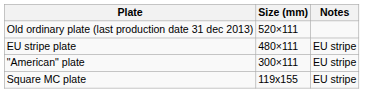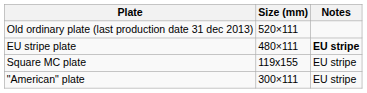(335, 46) normal -> (336, 46) bold
rows swapped: (46, 63) <-> (46, 79)
